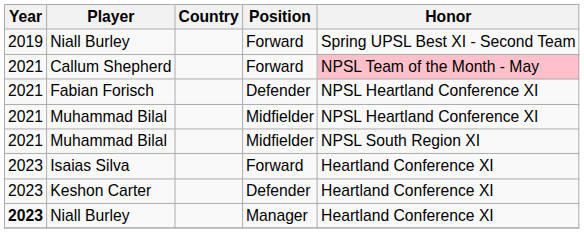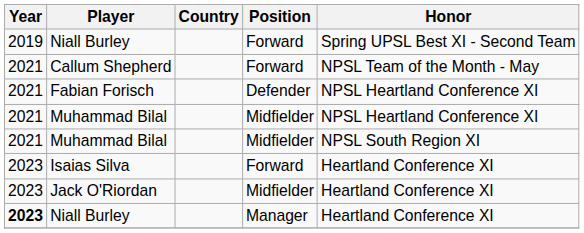(430, 66) pink background -> (430, 66) no background
+ row: (104, 191)
- row: (101, 191)
